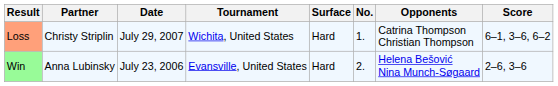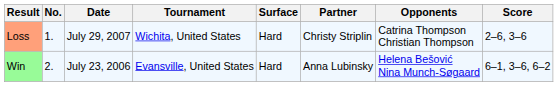columns swapped: (365, 12) <-> (80, 12)
(518, 36) 6–1, 3–6, 6–2 -> (506, 36) 2–6, 3–6
(506, 66) 2–6, 3–6 -> (518, 66) 6–1, 3–6, 6–2
